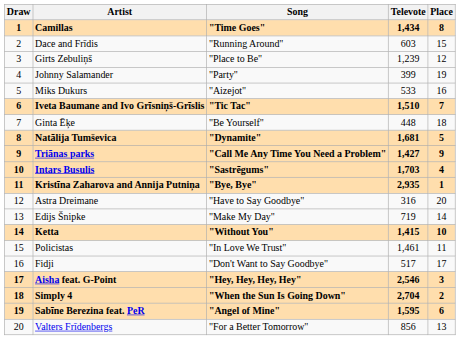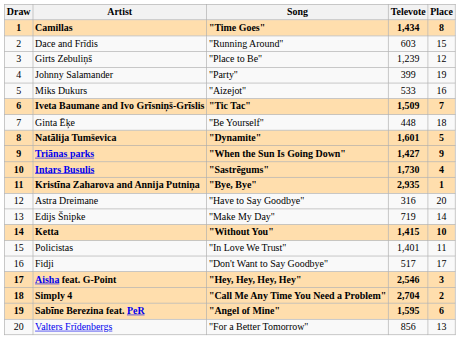(408, 106) 1,510 -> (408, 106) 1,509
(408, 138) 1,681 -> (408, 138) 1,601
(298, 153) "Call Me Any Time You Need a Problem" -> (277, 153) "When the Sun Is Going Down"
(408, 169) 1,703 -> (408, 169) 1,730
(408, 248) 1,461 -> (408, 248) 1,401
(277, 295) "When the Sun Is Going Down" -> (298, 295) "Call Me Any Time You Need a Problem"
